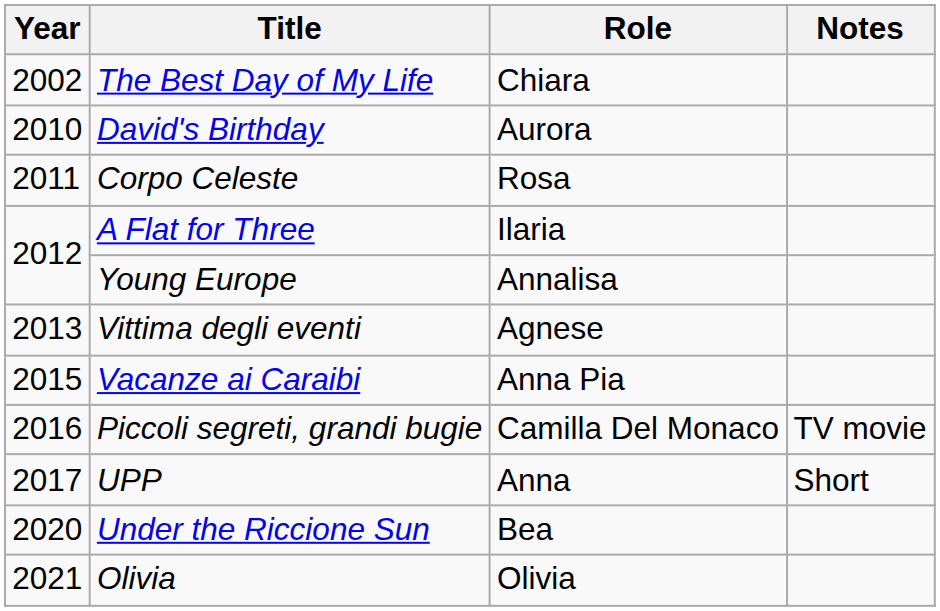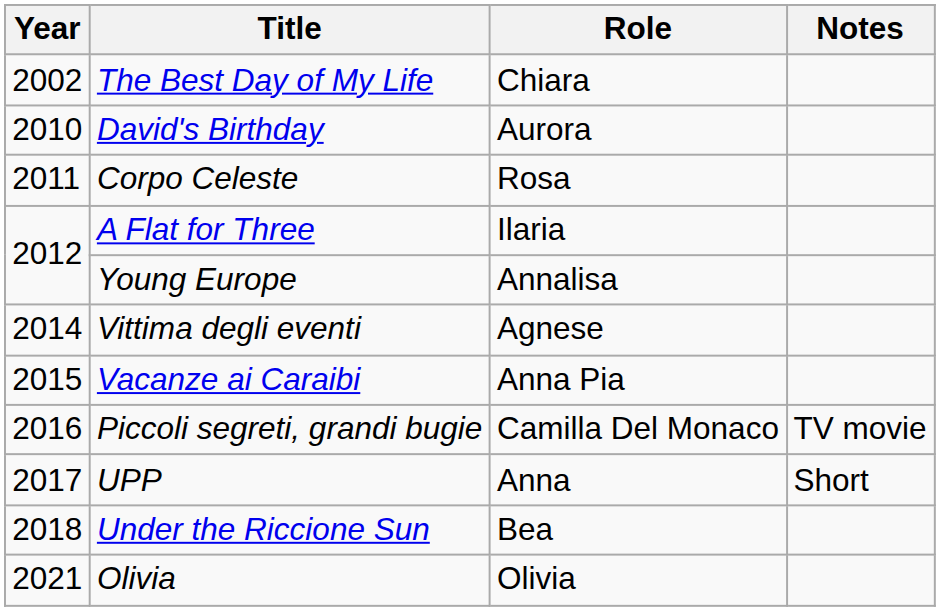(47, 329) 2013 -> (47, 329) 2014
(47, 529) 2020 -> (47, 529) 2018
